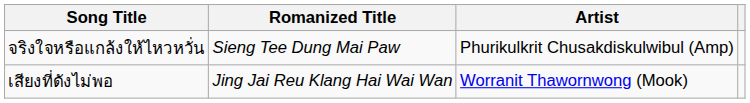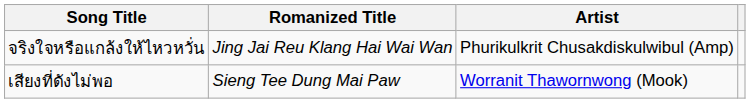(306, 47) Sieng Tee Dung Mai Paw -> (333, 47) Jing Jai Reu Klang Hai Wai Wan
(333, 81) Jing Jai Reu Klang Hai Wai Wan -> (306, 81) Sieng Tee Dung Mai Paw
